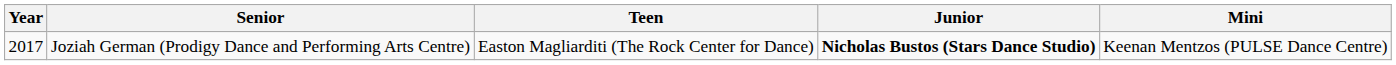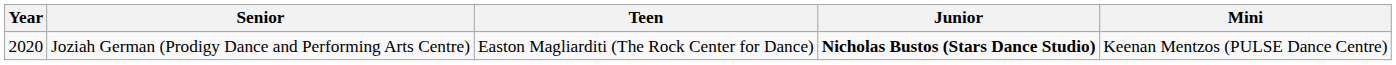(26, 45) 2017 -> (26, 45) 2020
